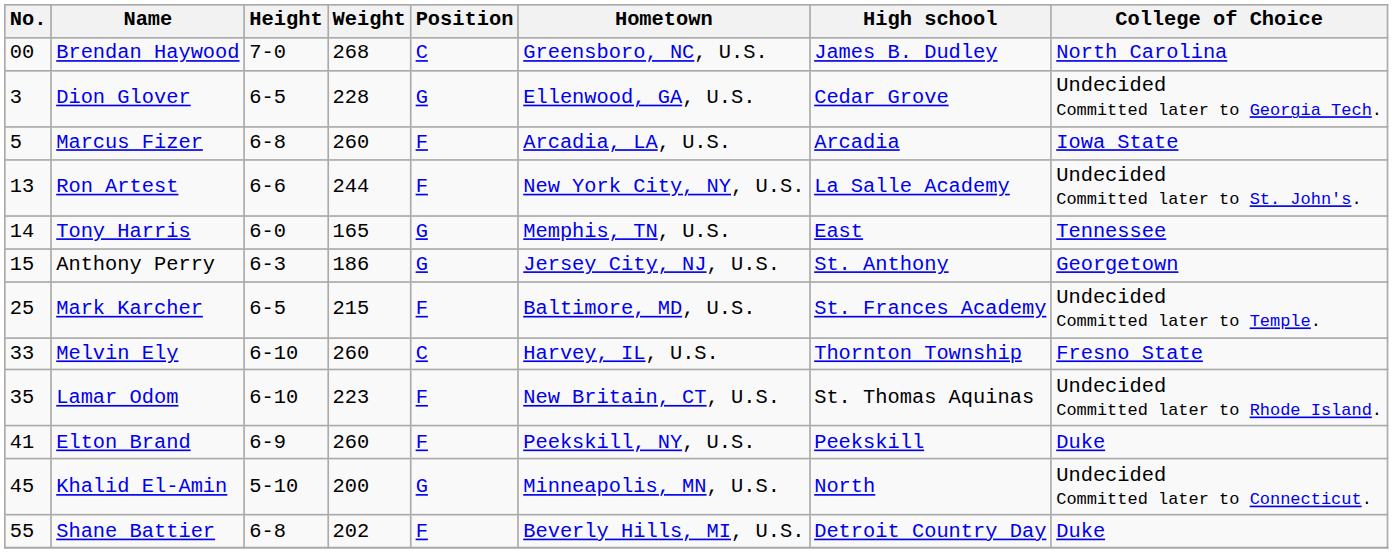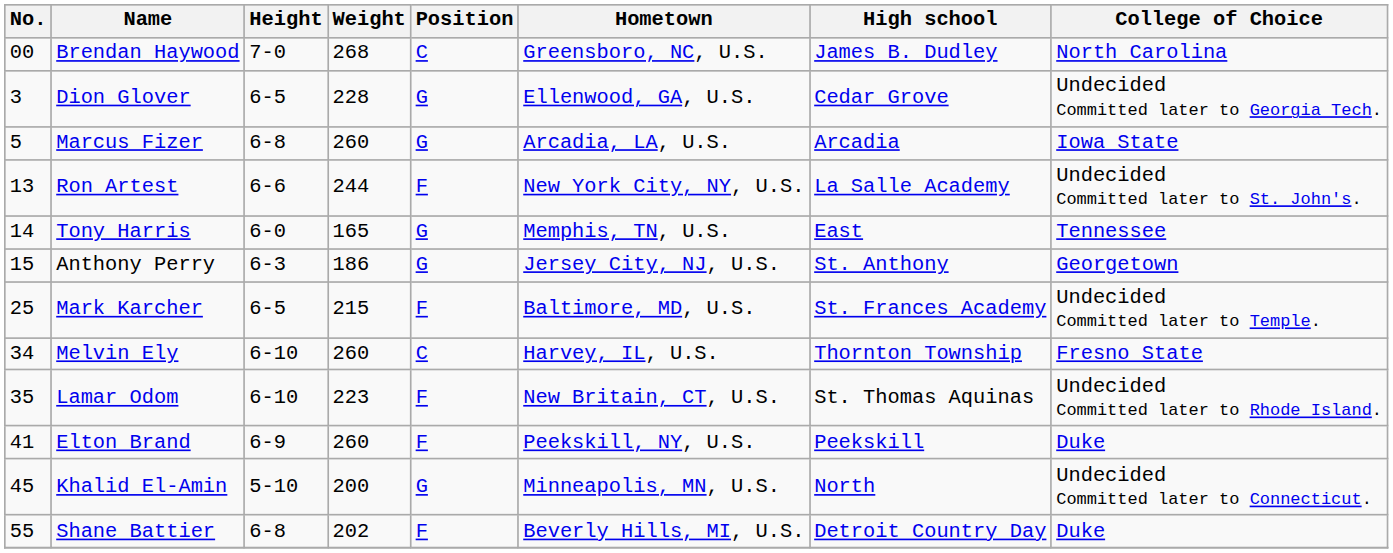(422, 143) F -> (422, 143) G
(22, 354) 33 -> (22, 354) 34
